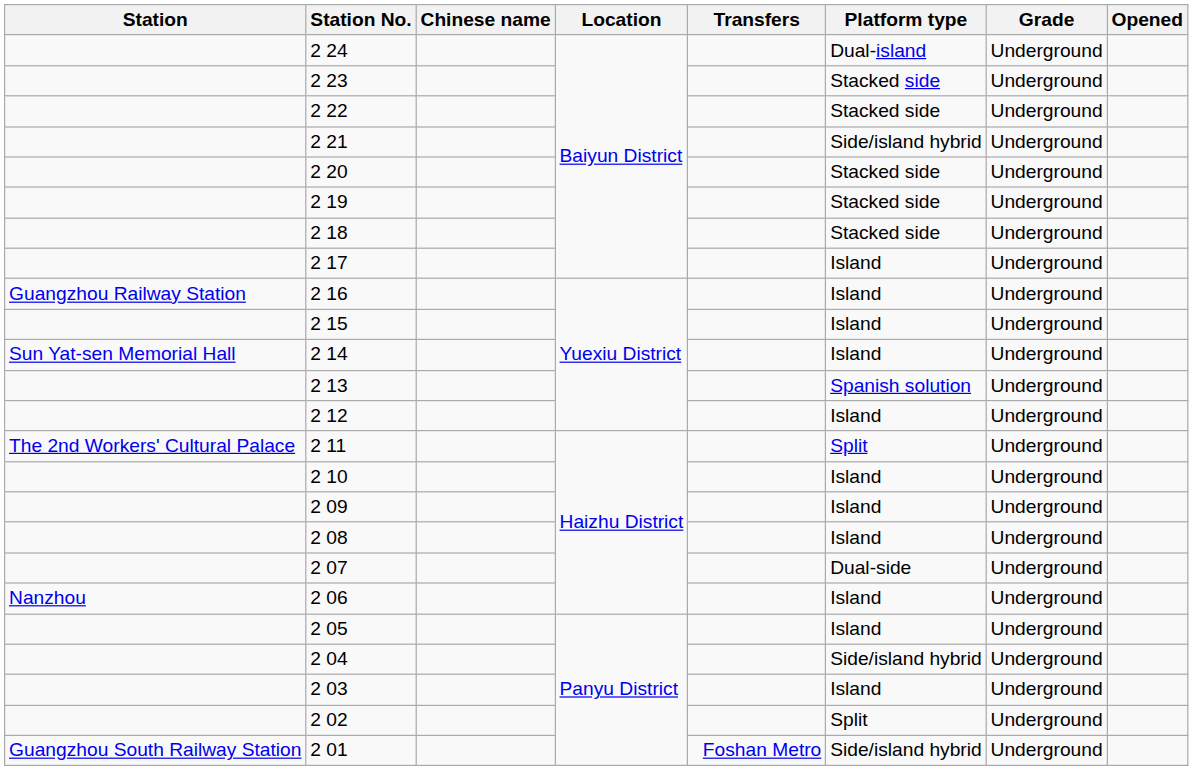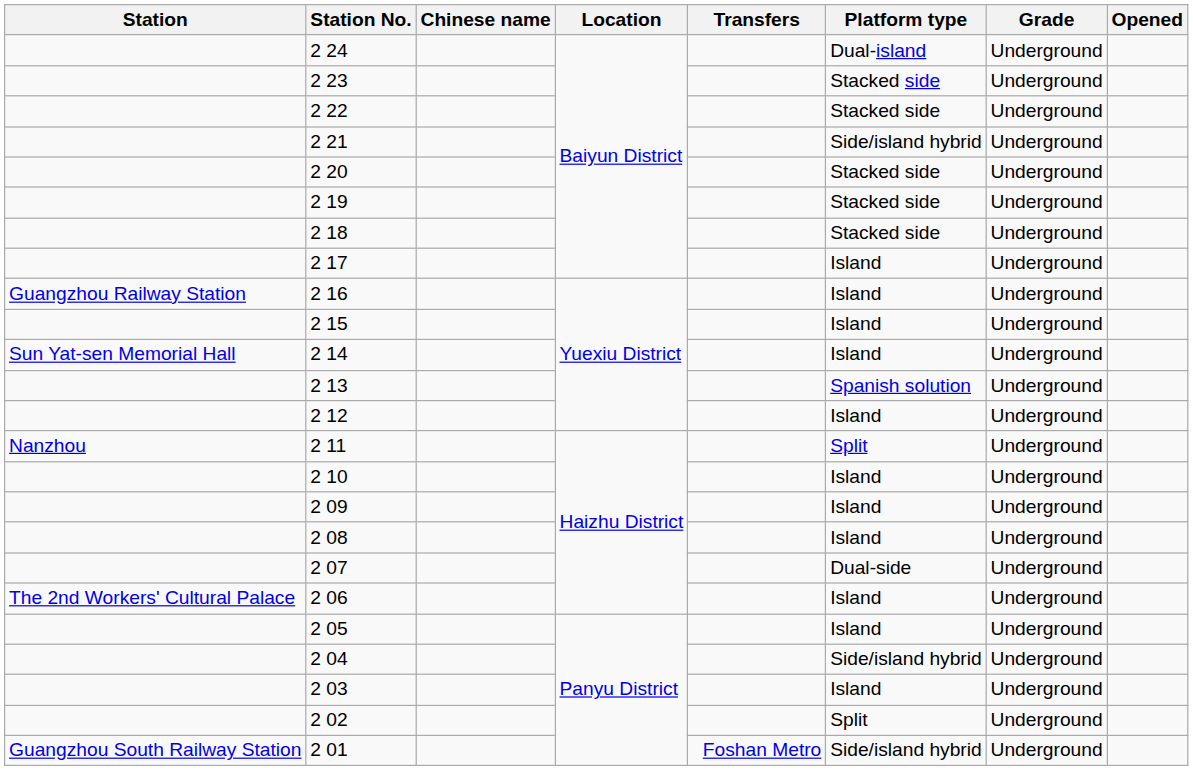(152, 446) The 2nd Workers' Cultural Palace -> (47, 446) Nanzhou
(47, 598) Nanzhou -> (152, 598) The 2nd Workers' Cultural Palace
